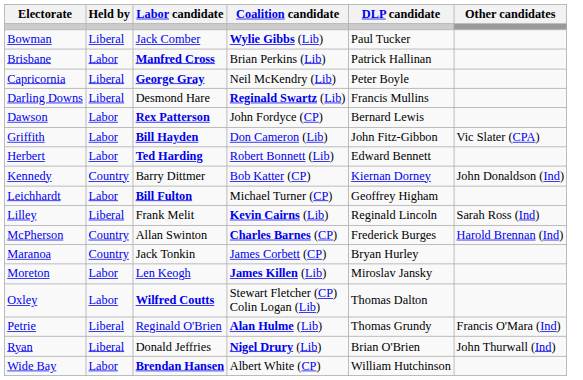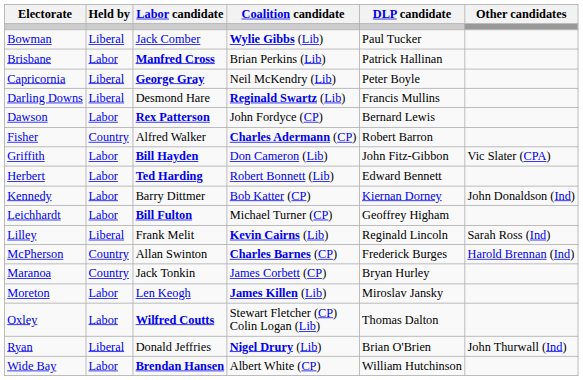+ row: (23, 137)
(109, 176) Country -> (103, 195) Labor
- row: (22, 326)
